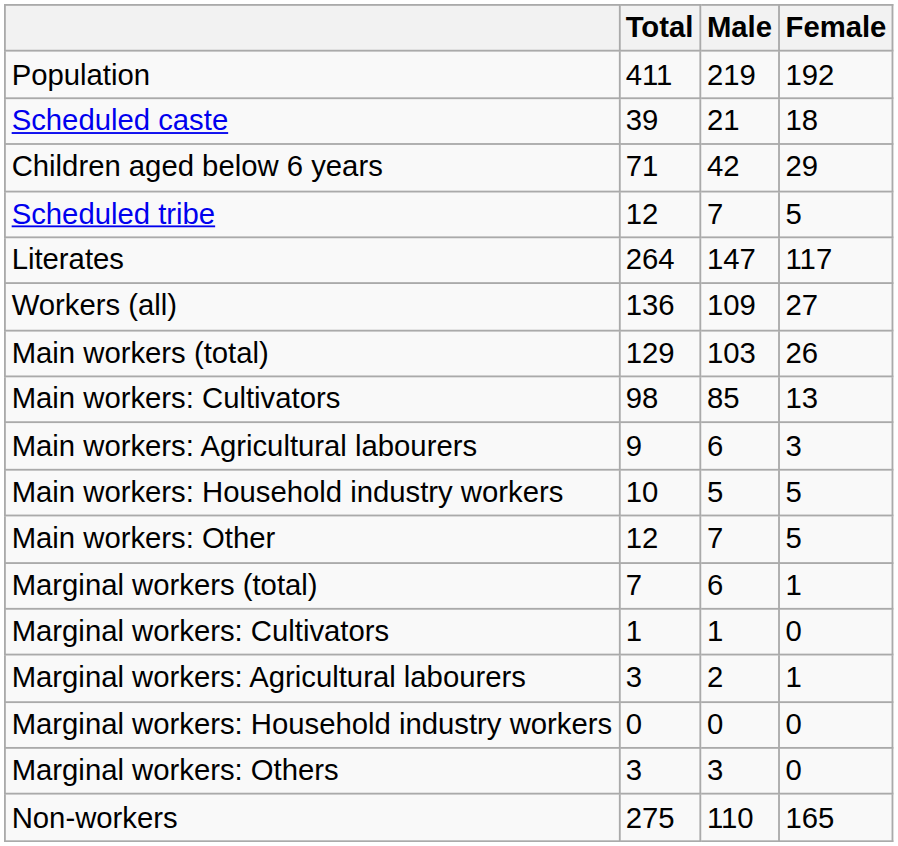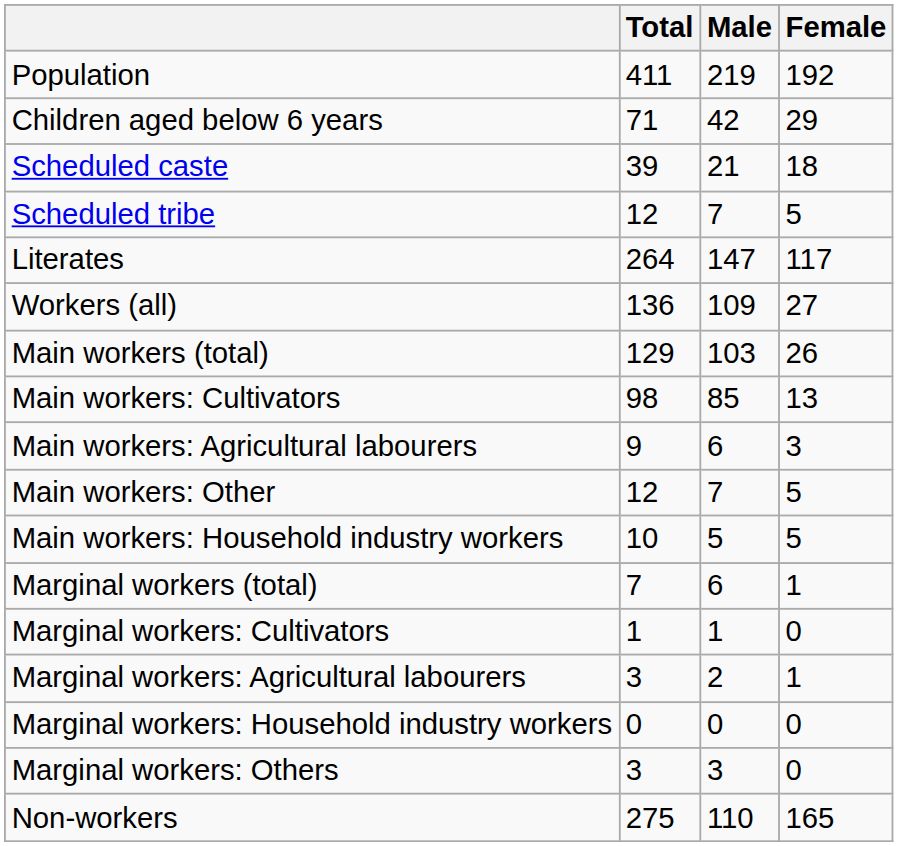rows swapped: (197, 167) <-> (120, 120)
rows swapped: (287, 492) <-> (143, 538)
